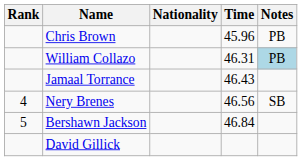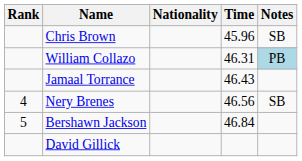(277, 36) PB -> (277, 36) SB
